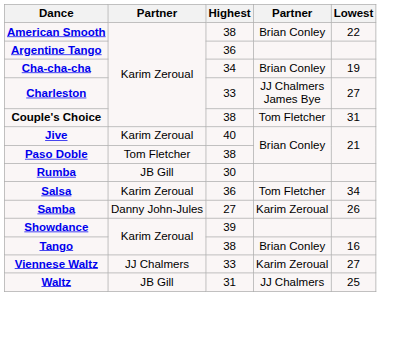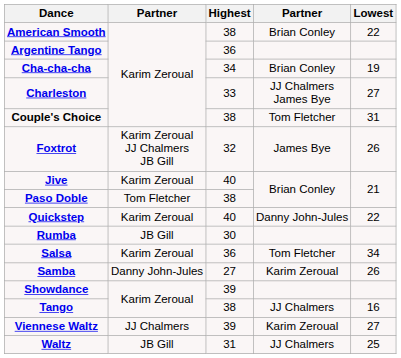+ row: (56, 149)
+ row: (56, 216)
(292, 245) Brian Conley -> (302, 308) JJ Chalmers
(230, 264) 33 -> (230, 326) 39
